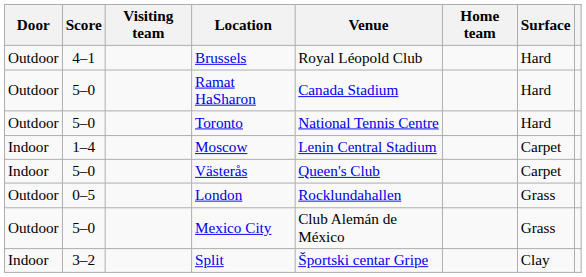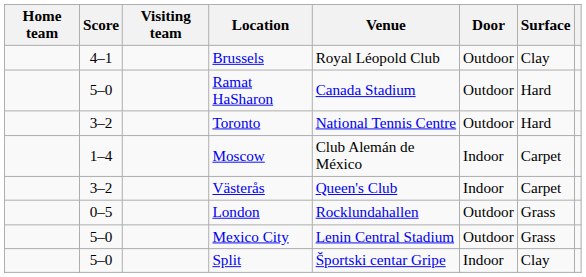columns swapped: (480, 25) <-> (33, 25)
(536, 57) Hard -> (535, 57) Clay
(84, 123) 5–0 -> (101, 123) 3–2
(367, 147) Lenin Central Stadium -> (365, 155) Club Alemán de México
(84, 171) 5–0 -> (101, 188) 3–2
(348, 228) Club Alemán de México -> (385, 236) Lenin Central Stadium
(84, 260) 3–2 -> (101, 260) 5–0
